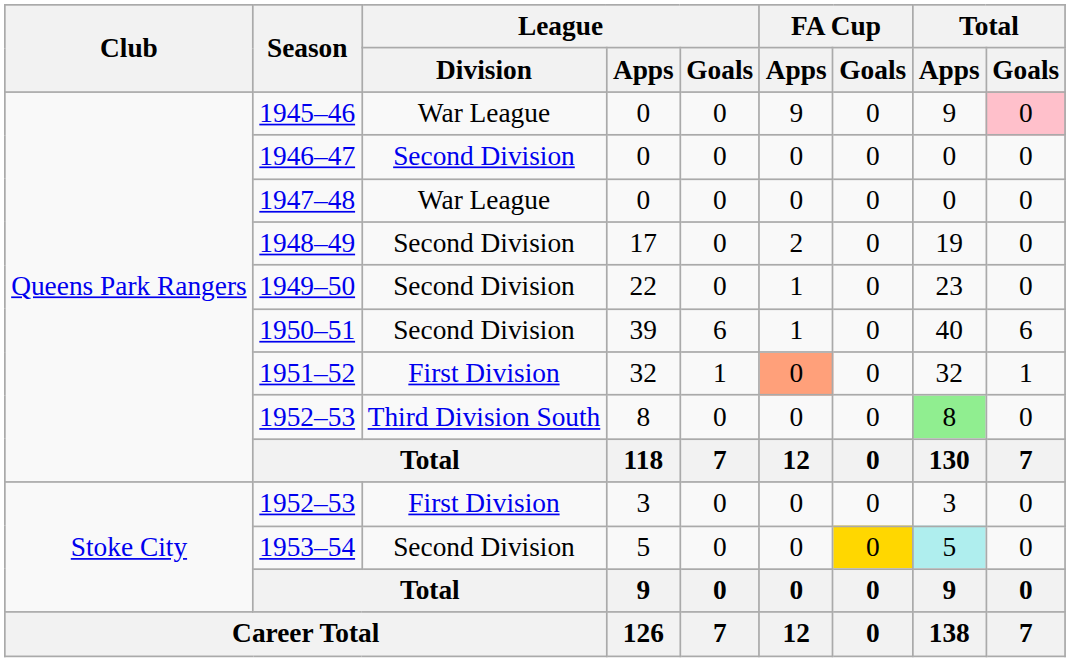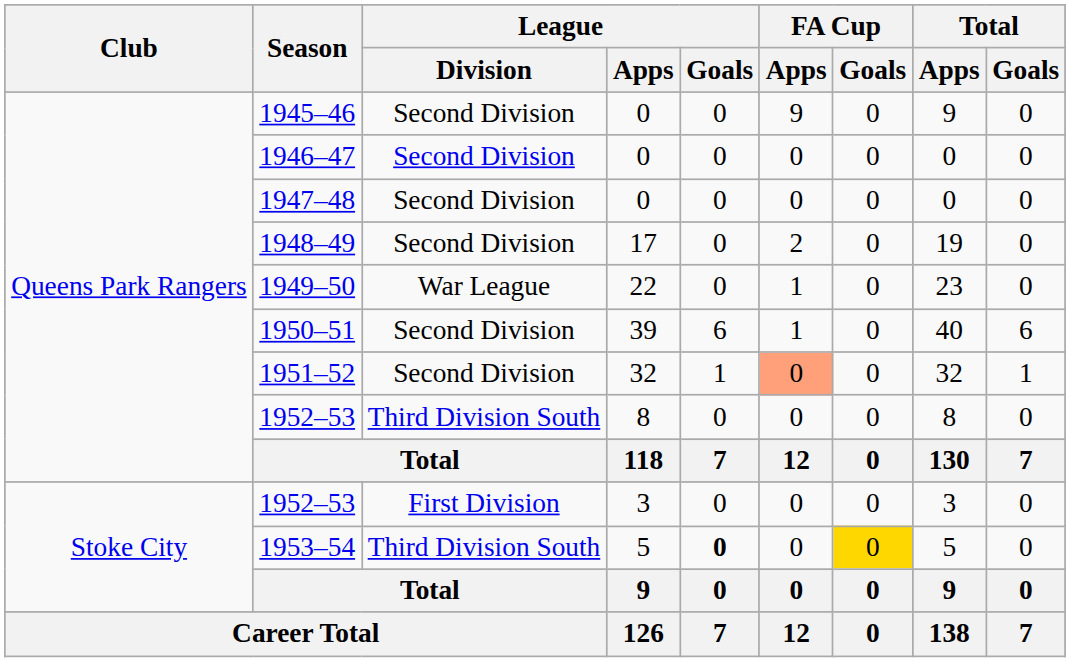(484, 112) War League -> (484, 112) Second Division
(1026, 112) pink background -> (1026, 112) no background
(484, 199) War League -> (484, 199) Second Division
(484, 286) Second Division -> (484, 286) War League
(484, 373) First Division -> (484, 373) Second Division
(949, 416) lightgreen background -> (949, 416) no background
(484, 546) Second Division -> (484, 546) Third Division South
(720, 546) normal -> (720, 546) bold
(949, 546) paleturquoise background -> (949, 546) no background
